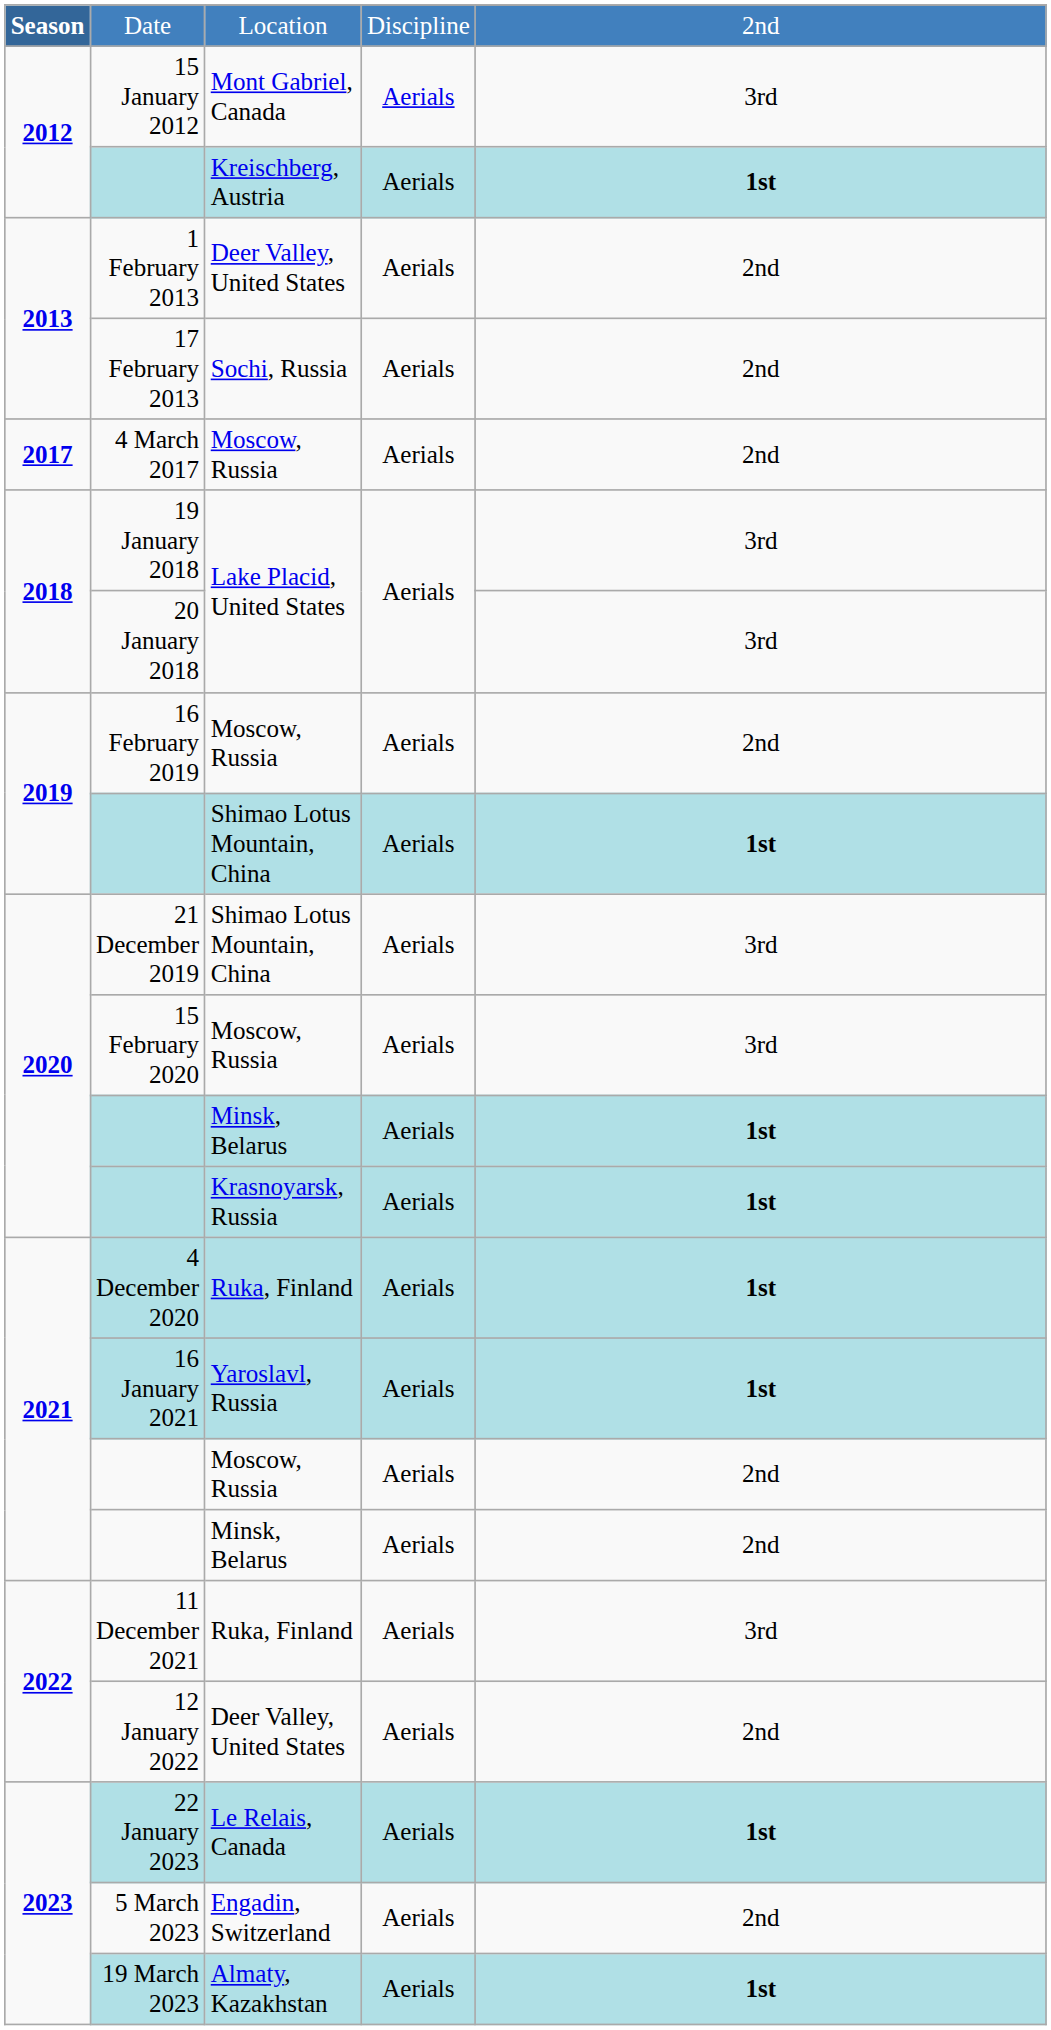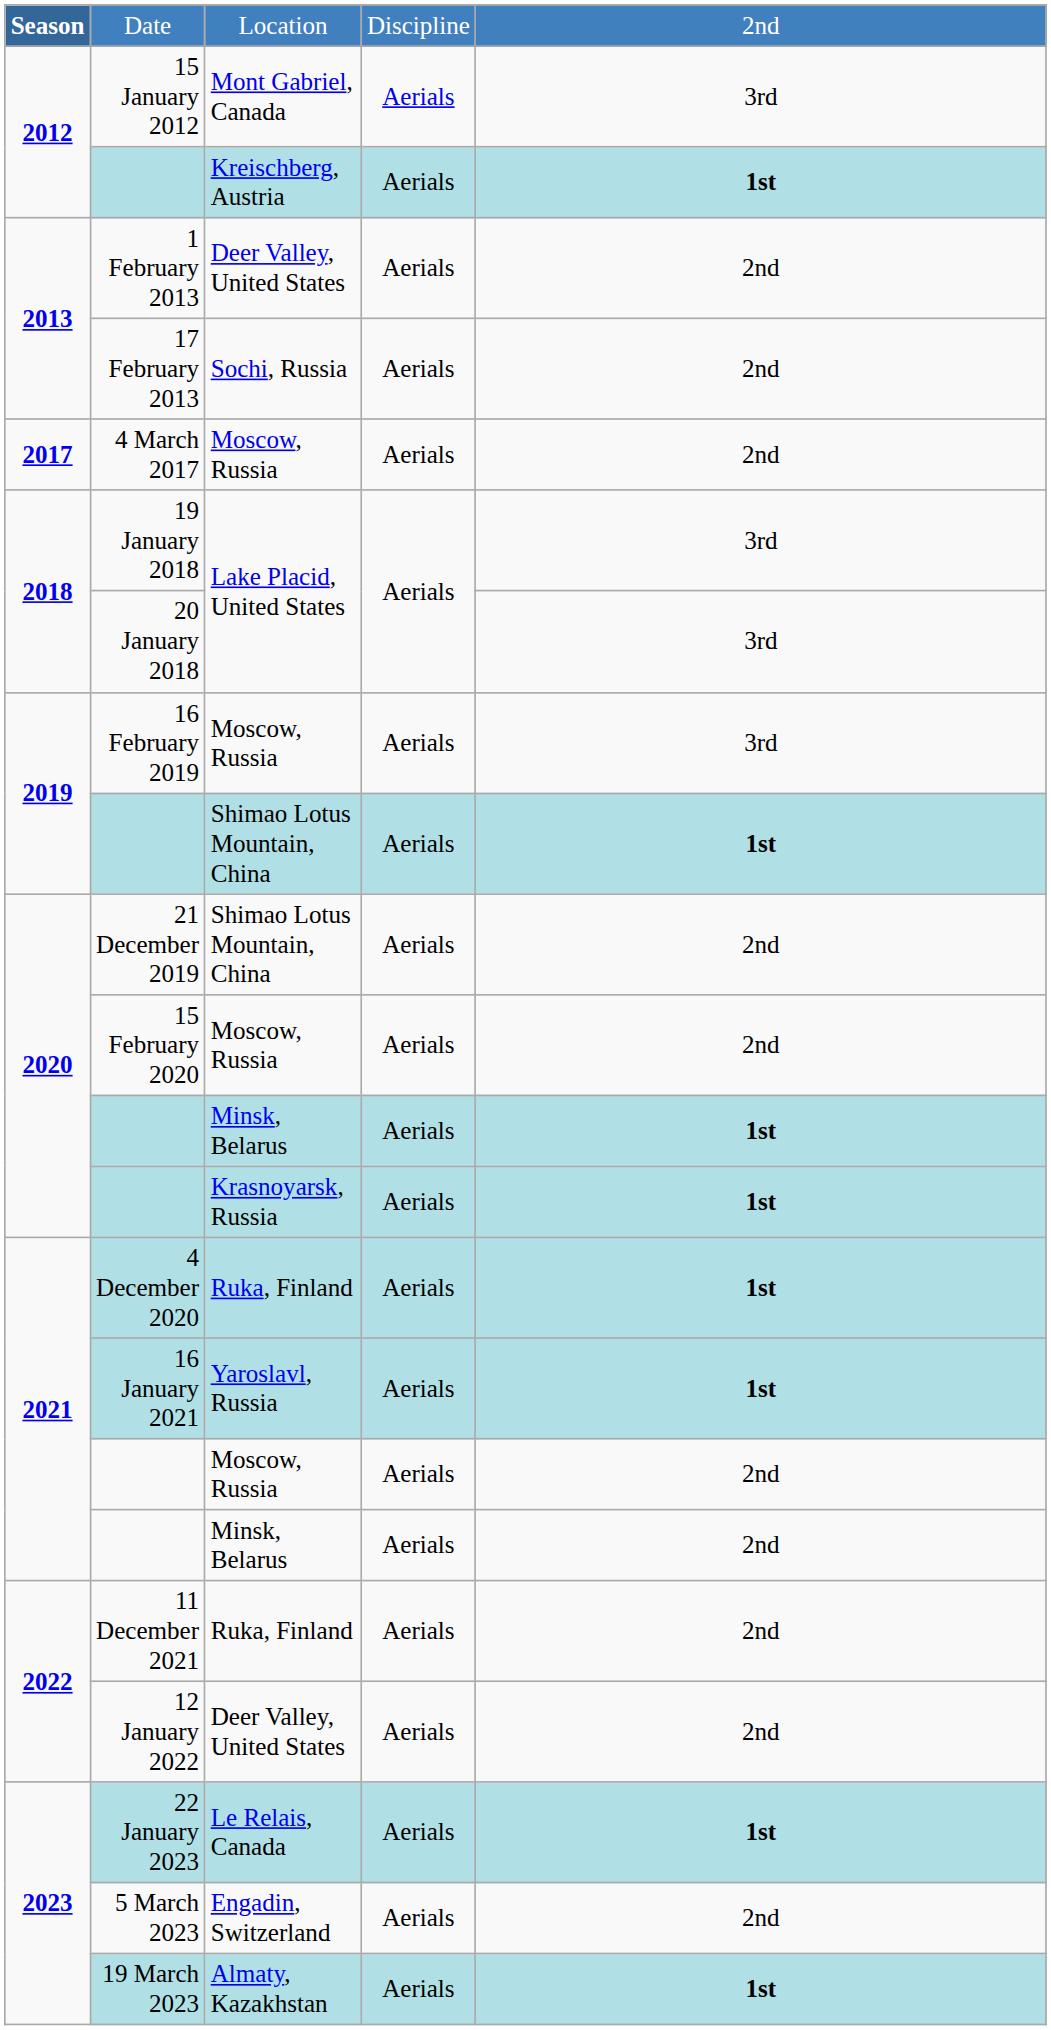(761, 742) 2nd -> (761, 742) 3rd
(761, 943) 3rd -> (761, 943) 2nd
(761, 1044) 3rd -> (761, 1044) 2nd
(761, 1631) 3rd -> (761, 1631) 2nd
